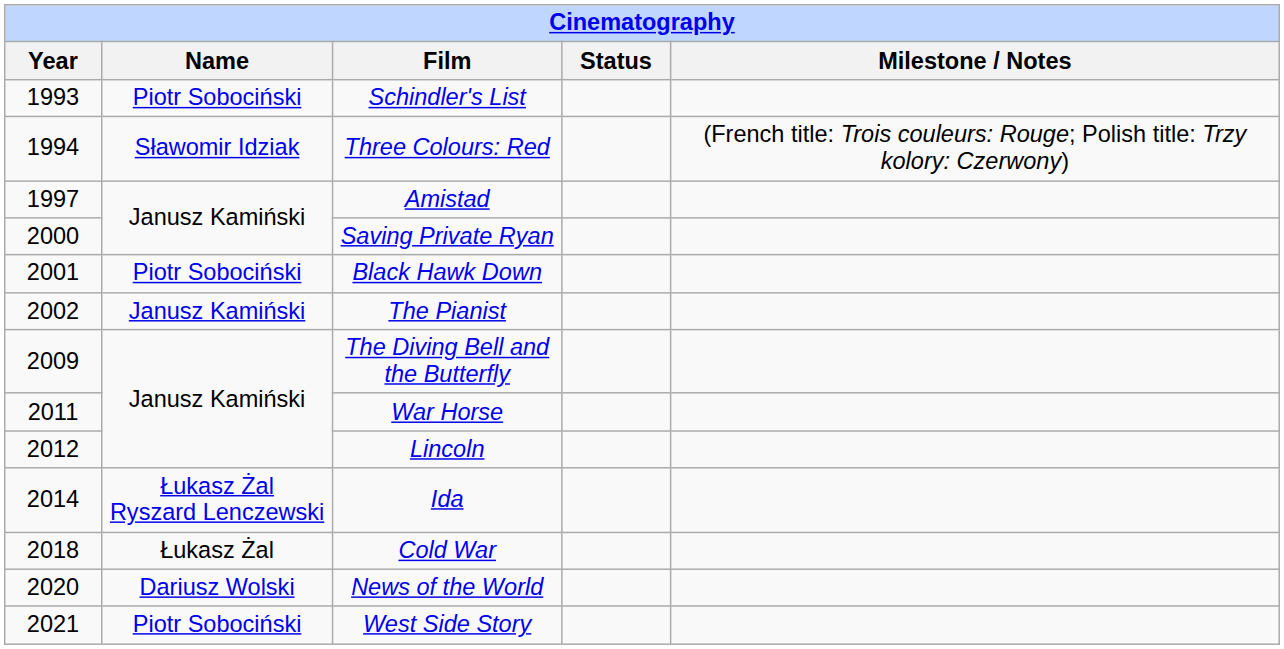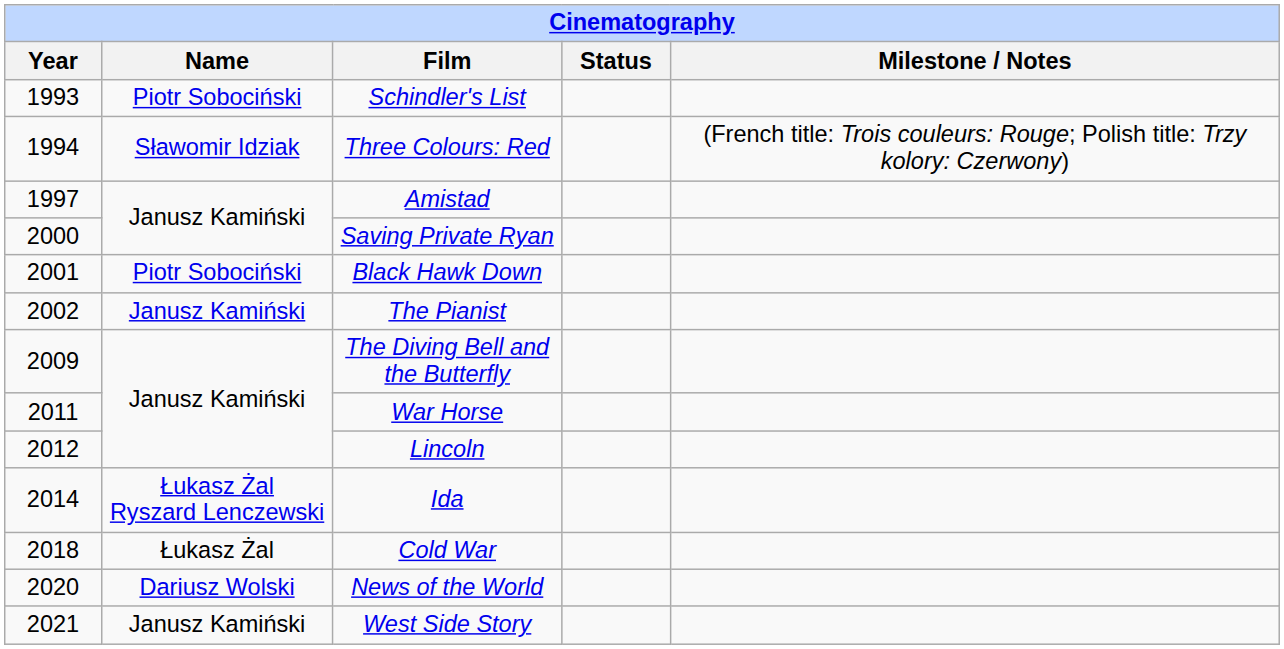(217, 624) Piotr Sobociński -> (217, 624) Janusz Kamiński
